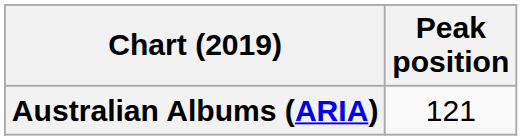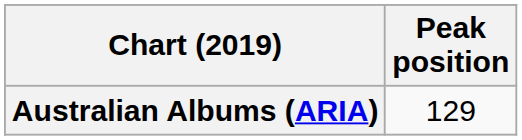(451, 109) 121 -> (451, 109) 129
